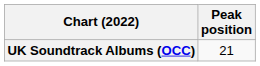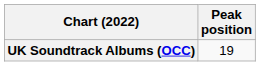(227, 50) 21 -> (227, 50) 19
